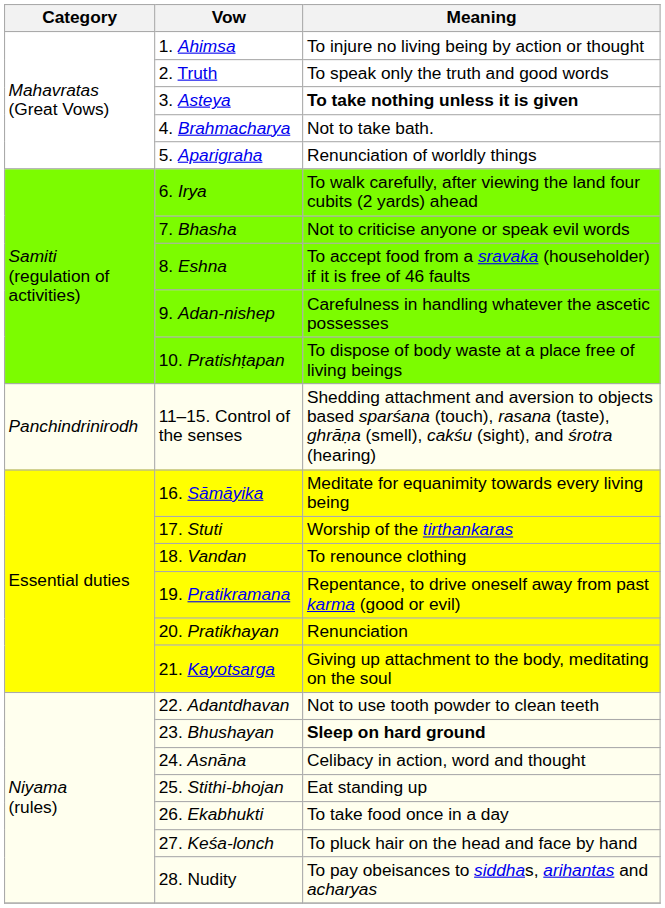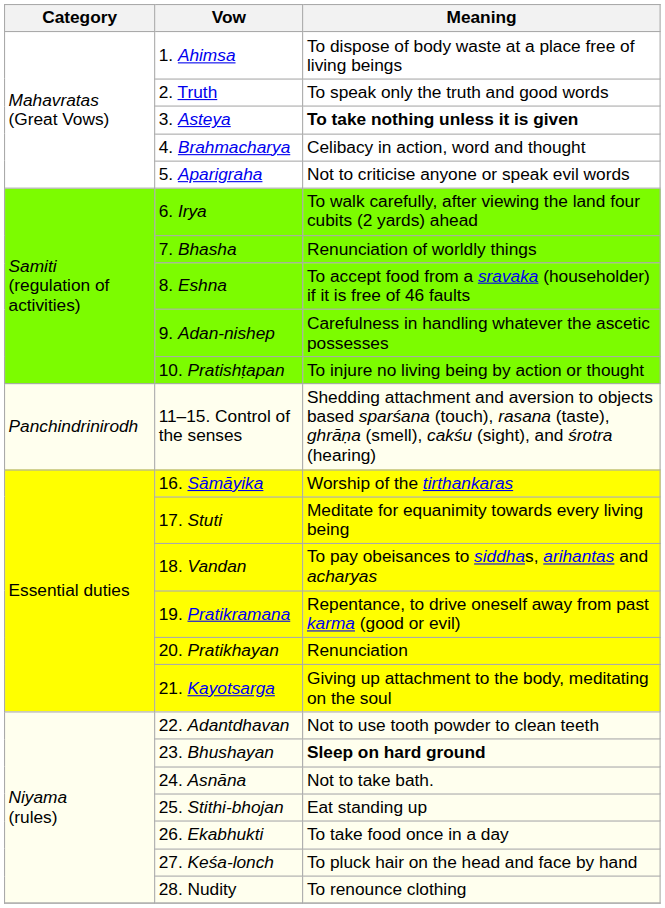(476, 45) To injure no living being by action or thought -> (471, 55) To dispose of body waste at a place free of living beings
(370, 127) Not to take bath. -> (446, 147) Celibacy in action, word and thought
(422, 155) Renunciation of worldly things -> (468, 174) Not to criticise anyone or speak evil words
(468, 229) Not to criticise anyone or speak evil words -> (422, 248) Renunciation of worldly things
(471, 360) To dispose of body waste at a place free of living beings -> (476, 370) To injure no living being by action or thought
(475, 492) Meditate for equanimity towards every living being -> (410, 483) Worship of the tirthankaras
(410, 529) Worship of the tirthankaras -> (475, 520) Meditate for equanimity towards every living being
(387, 557) To renounce clothing -> (477, 567) To pay obeisances to siddhas, arihantas and acharyas
(446, 760) Celibacy in action, word and thought -> (370, 780) Not to take bath.
(477, 880) To pay obeisances to siddhas, arihantas and acharyas -> (387, 889) To renounce clothing
